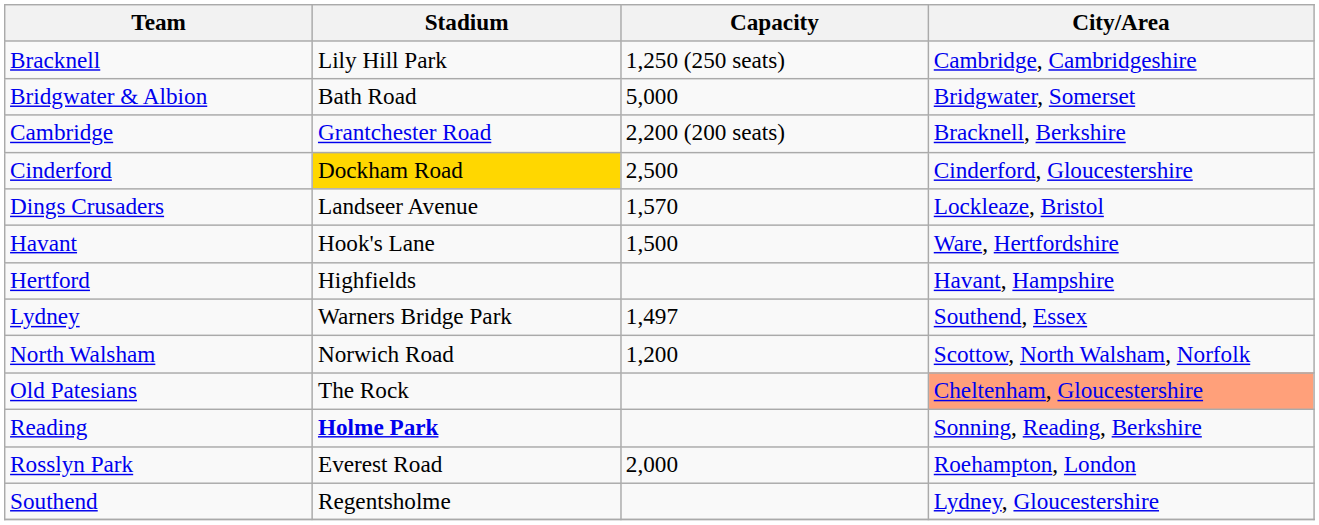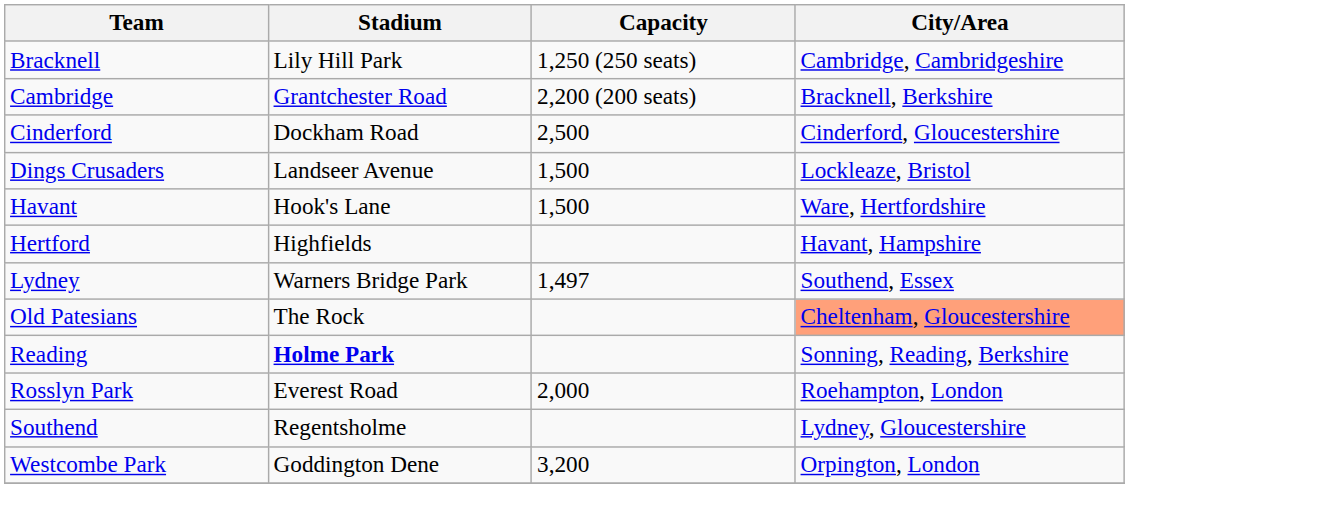- row: (109, 96)
(390, 170) gold background -> (346, 133) no background
(652, 206) 1,570 -> (563, 170) 1,500
- row: (83, 354)
+ row: (88, 464)
